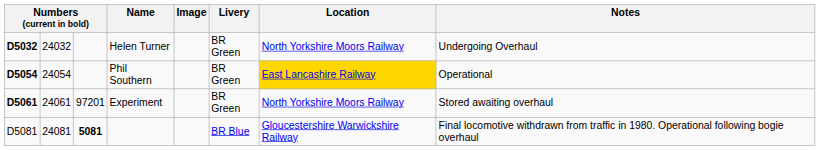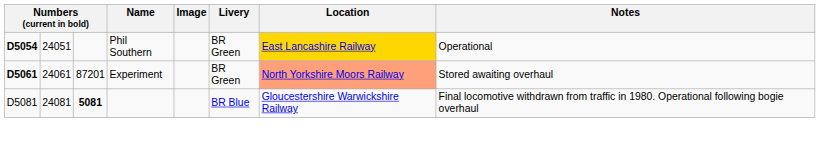- row: (140, 46)
(57, 74) 24054 -> (57, 46) 24051
(90, 103) 97201 -> (90, 74) 87201
(333, 103) no background -> (333, 74) lightsalmon background
